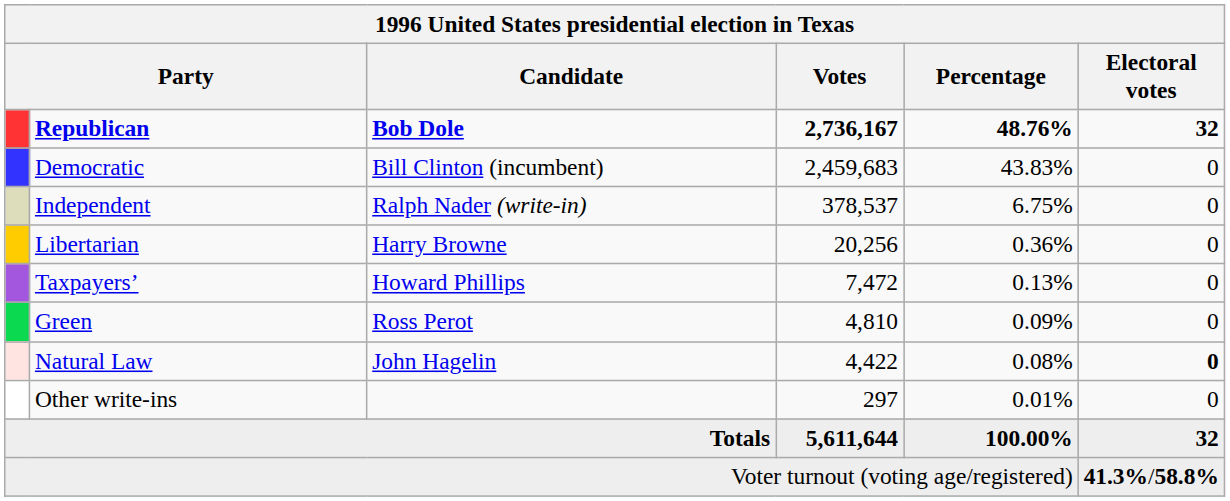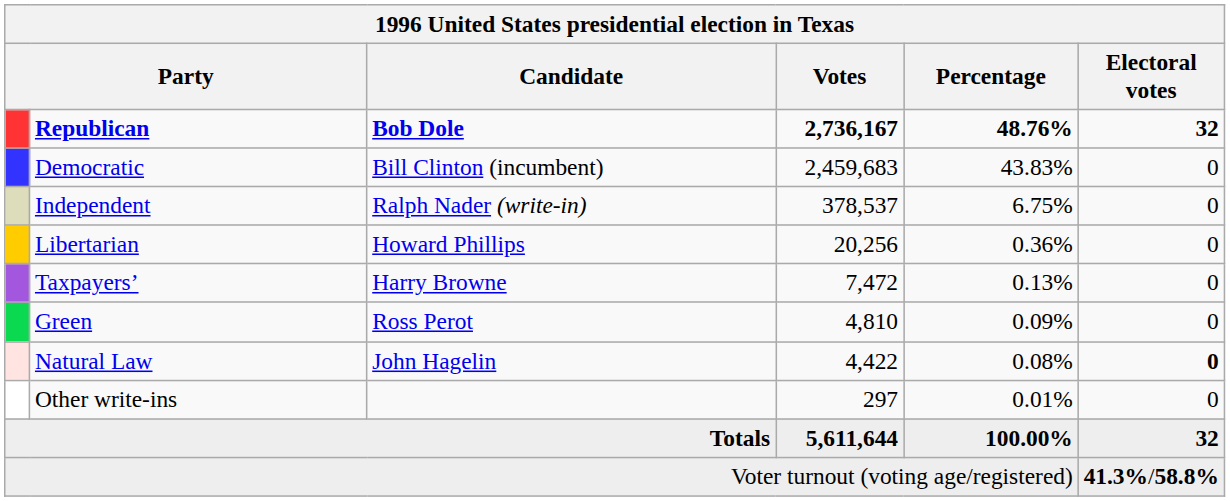(439, 244) Harry Browne -> (449, 244) Howard Phillips
(449, 283) Howard Phillips -> (439, 283) Harry Browne
